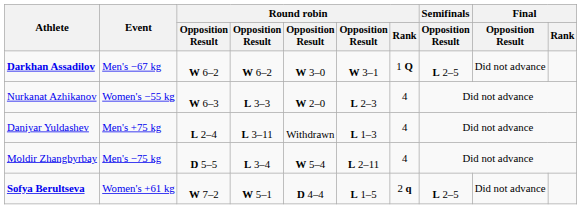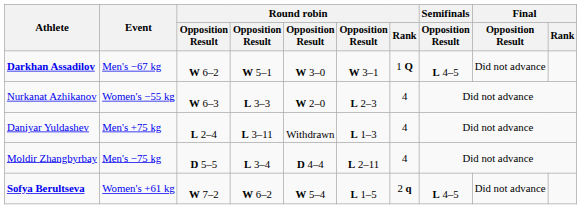(257, 73) W 6–2 -> (257, 73) W 5–1
(446, 73) L 2–5 -> (446, 73) L 4–5
(310, 164) W 5–4 -> (310, 164) D 4–4
(257, 195) W 5–1 -> (257, 195) W 6–2
(310, 195) D 4–4 -> (310, 195) W 5–4
(446, 195) L 2–5 -> (446, 195) L 4–5
